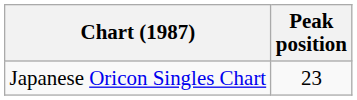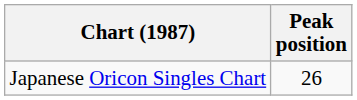(311, 77) 23 -> (311, 77) 26
